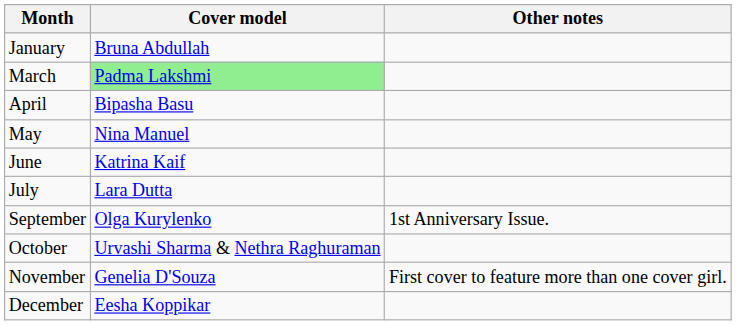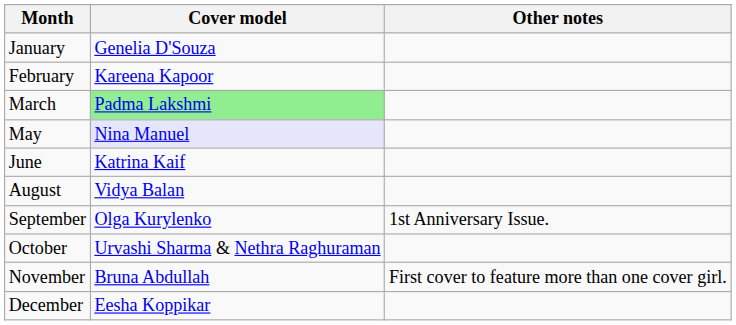(152, 47) Bruna Abdullah -> (155, 47) Genelia D'Souza
+ row: (41, 76)
- row: (28, 104)
(142, 133) no background -> (142, 133) lavender background
- row: (24, 190)
+ row: (35, 190)
(155, 276) Genelia D'Souza -> (152, 276) Bruna Abdullah
